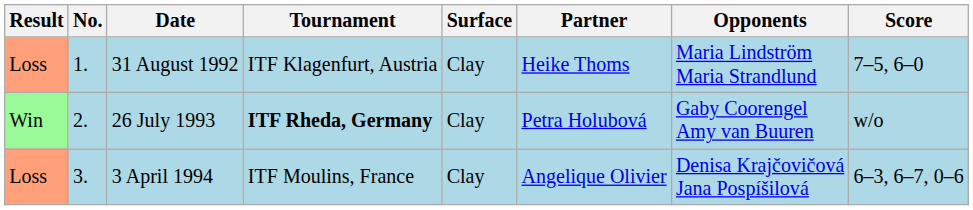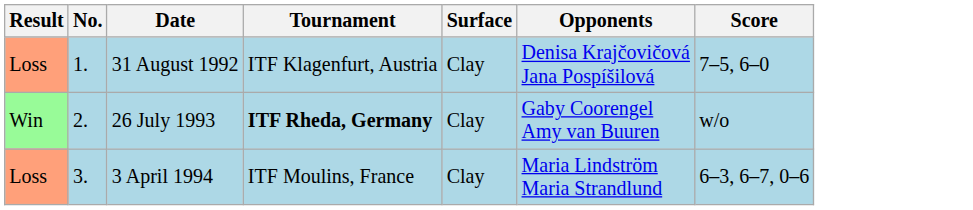- column: (594, 20)
(746, 64) Maria Lindström Maria Strandlund -> (606, 64) Denisa Krajčovičová Jana Pospíšilová
(760, 175) Denisa Krajčovičová Jana Pospíšilová -> (592, 175) Maria Lindström Maria Strandlund
